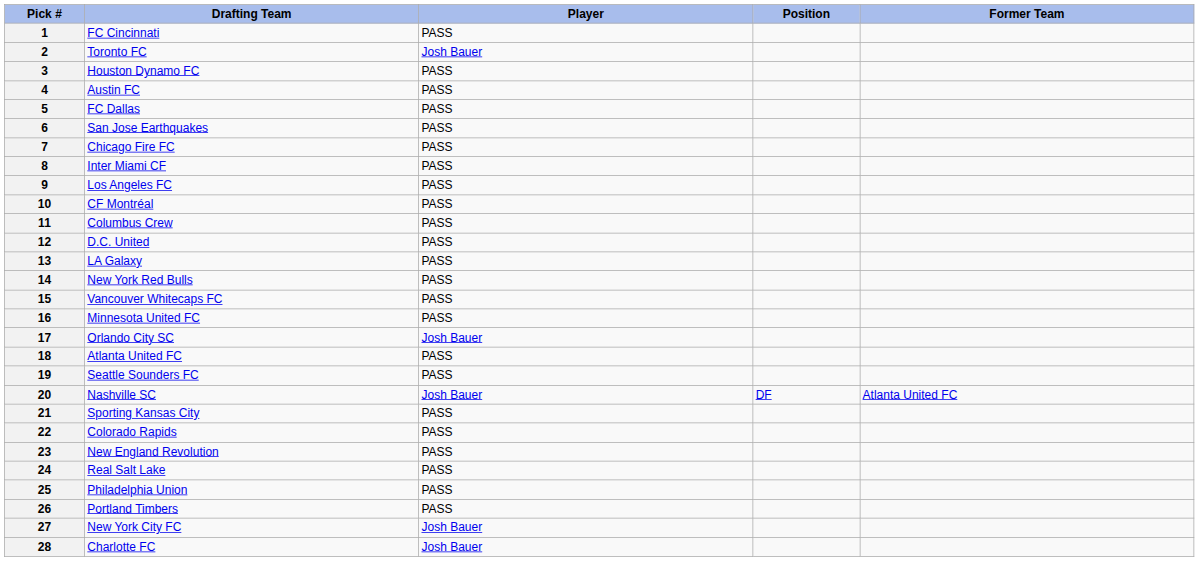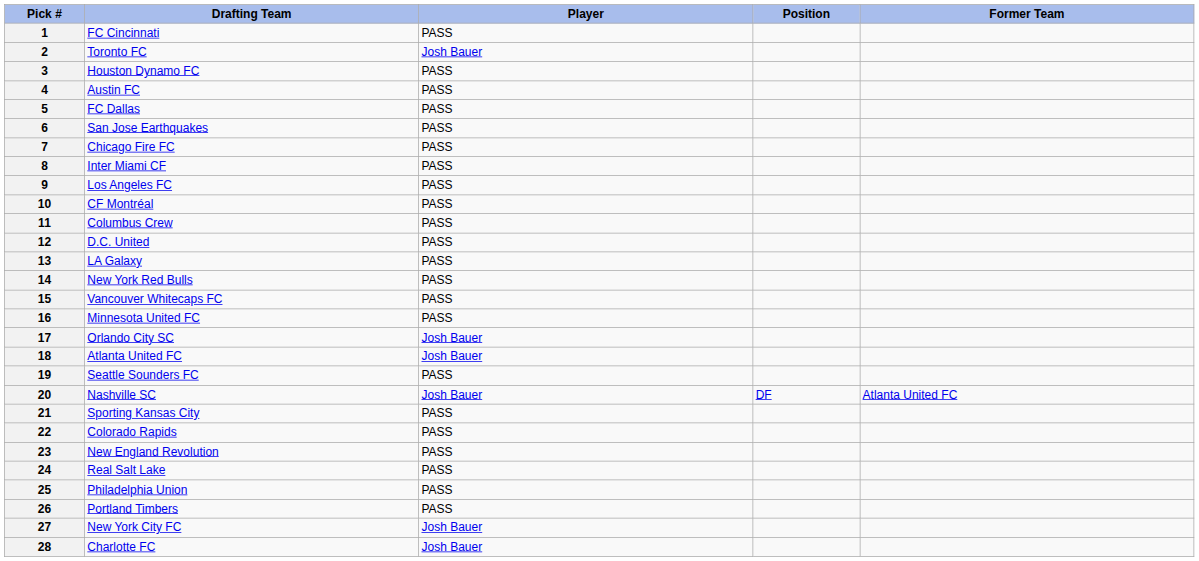(437, 356) PASS -> (452, 356) Josh Bauer
